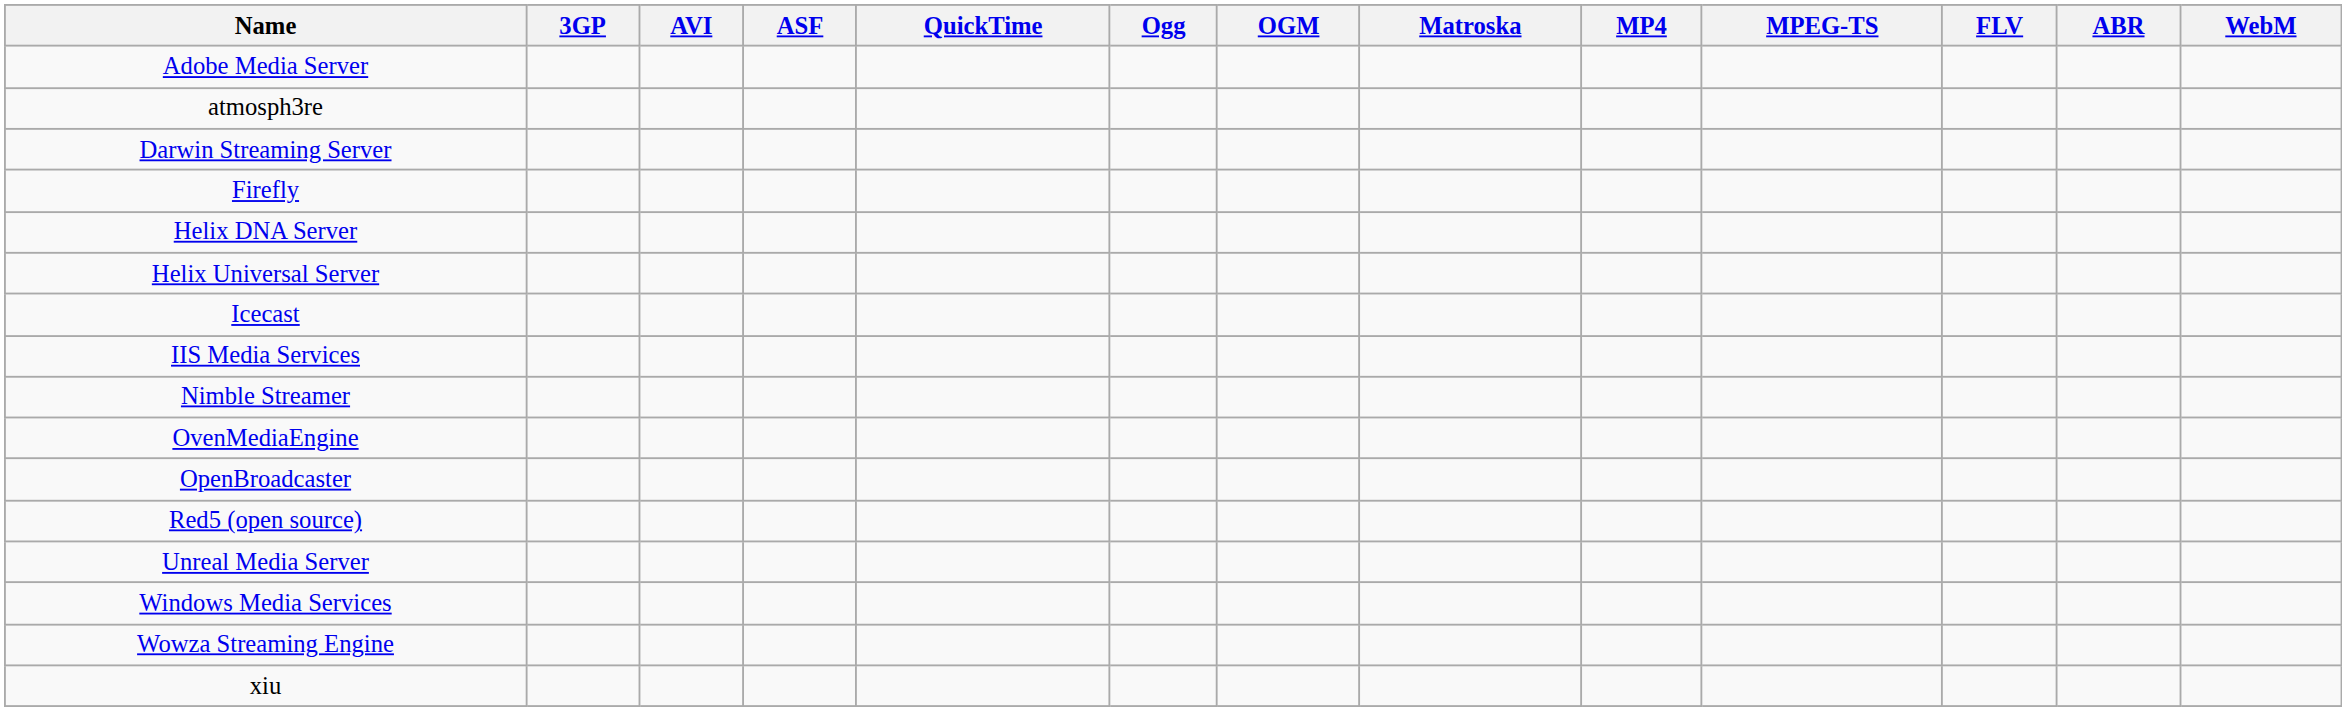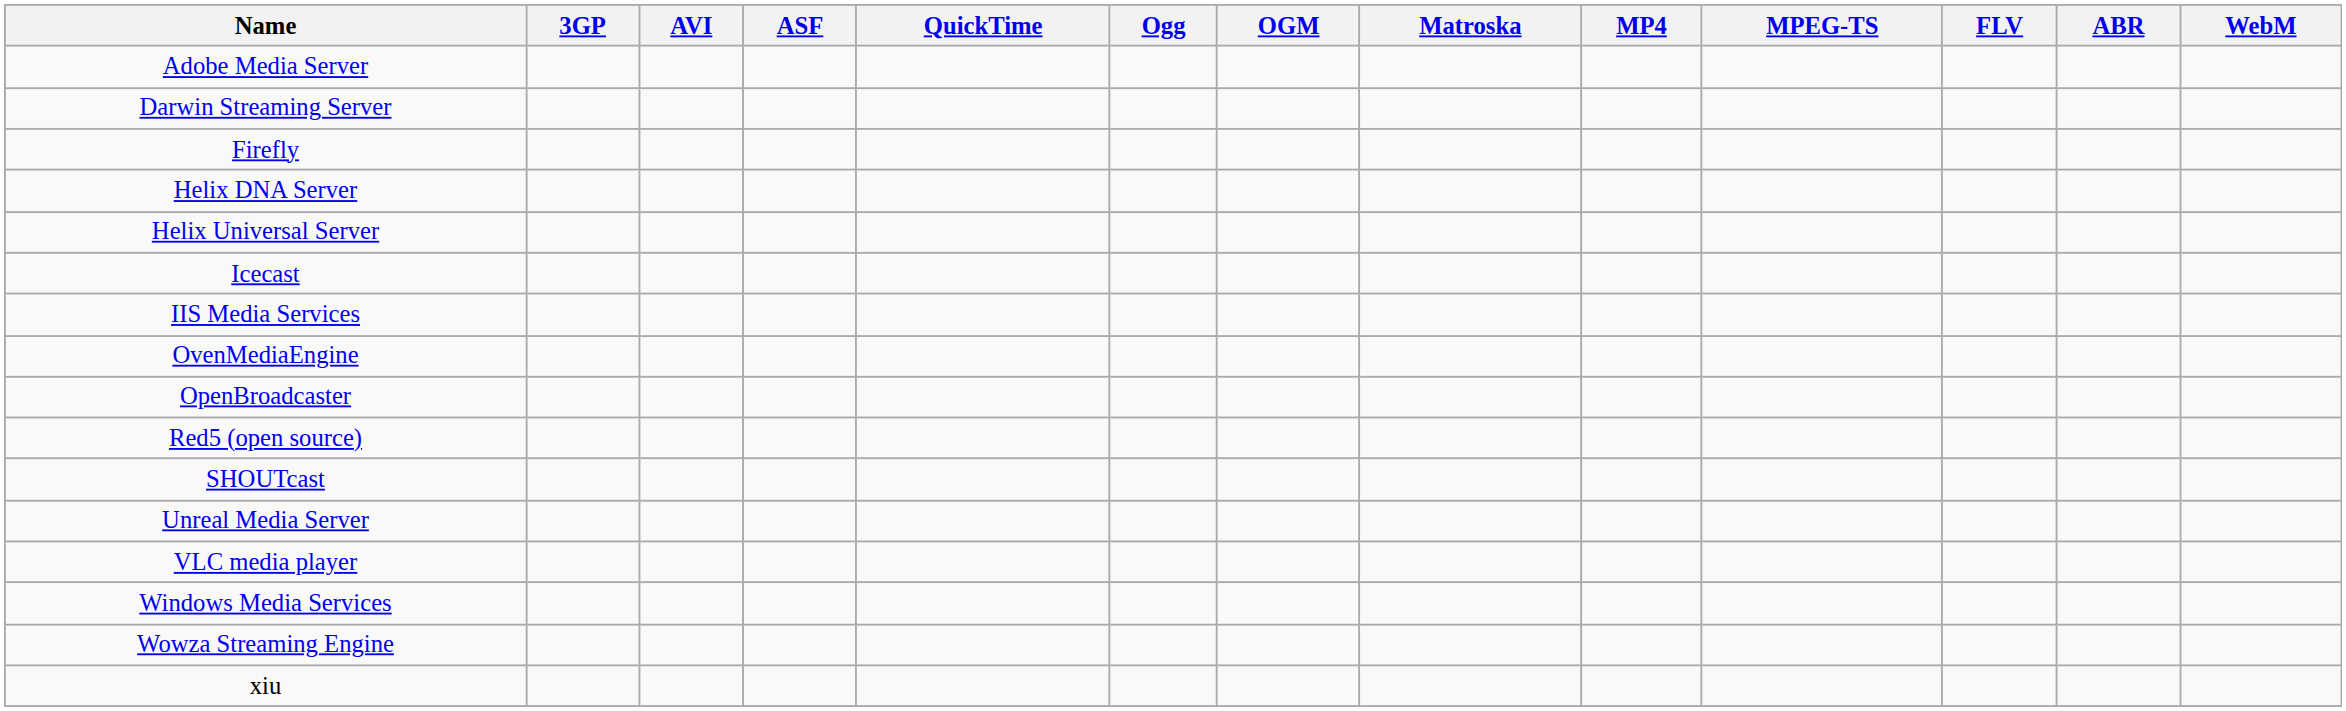- row: (266, 108)
- row: (266, 396)
+ row: (266, 479)
+ row: (266, 562)
